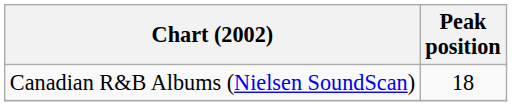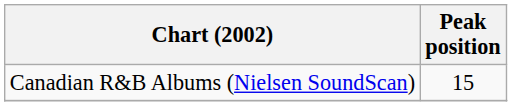(463, 82) 18 -> (463, 82) 15
